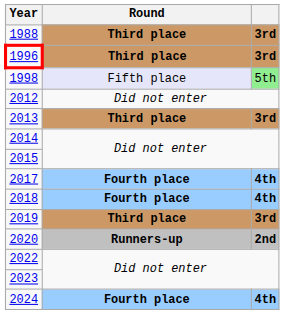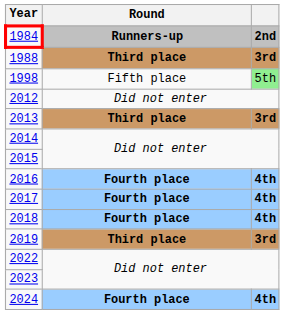+ row: (24, 36)
- row: (24, 56)
(147, 78) lavender background -> (147, 78) no background
+ row: (24, 179)
- row: (24, 239)
